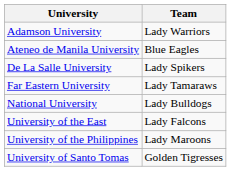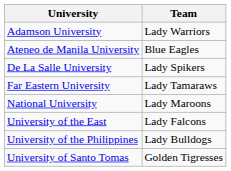(178, 103) Lady Bulldogs -> (178, 103) Lady Maroons
(178, 139) Lady Maroons -> (178, 139) Lady Bulldogs
